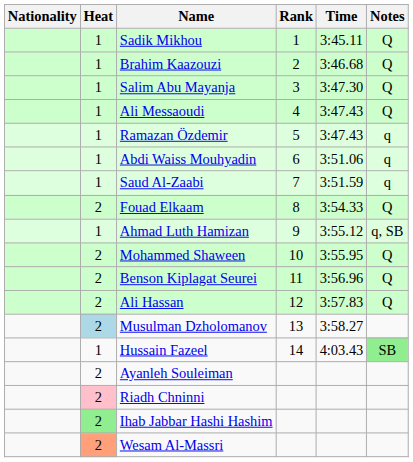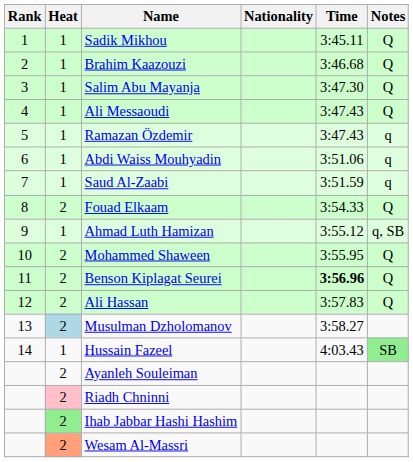columns swapped: (296, 16) <-> (42, 16)
(341, 278) normal -> (342, 278) bold
